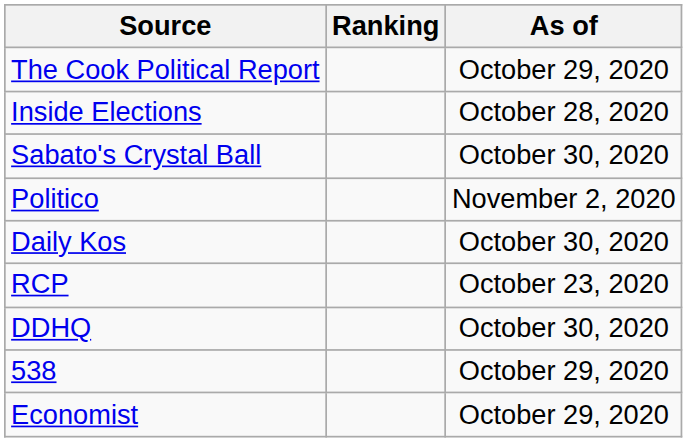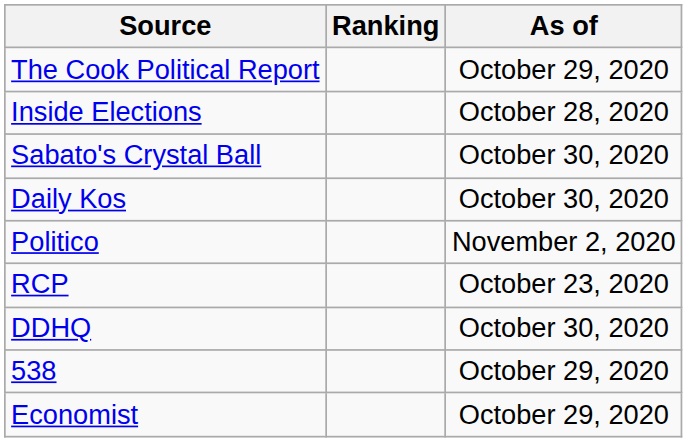rows swapped: (69, 241) <-> (55, 198)
